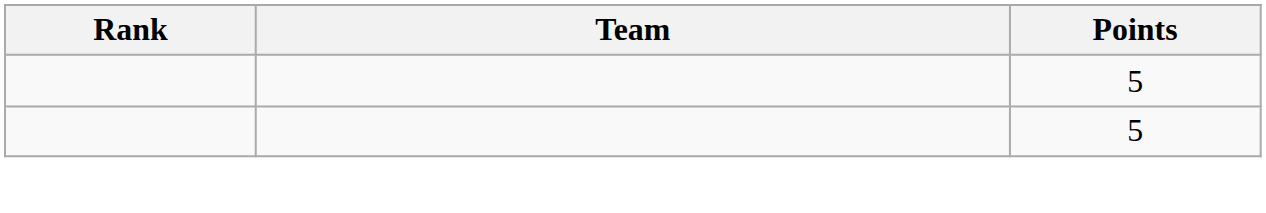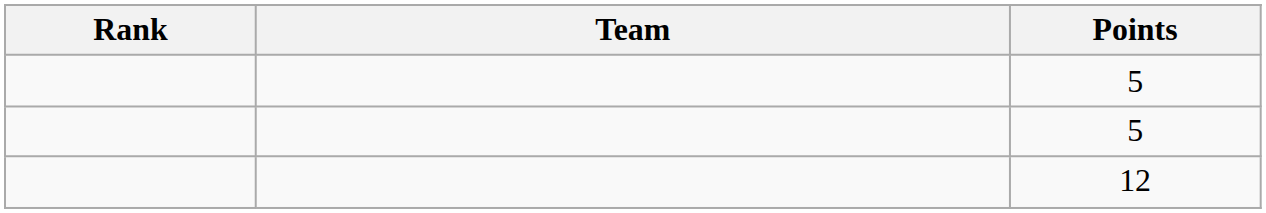+ row: (131, 182)
